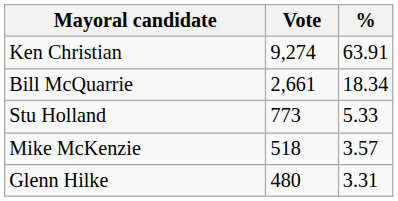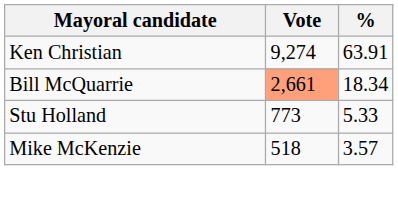(293, 84) no background -> (293, 84) lightsalmon background
- row: (59, 180)
